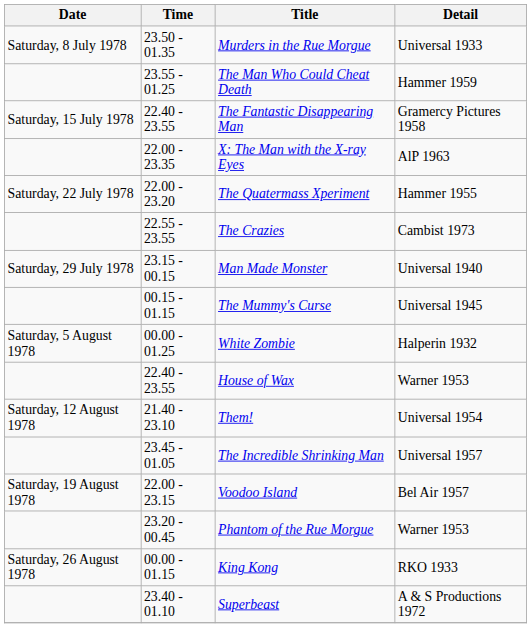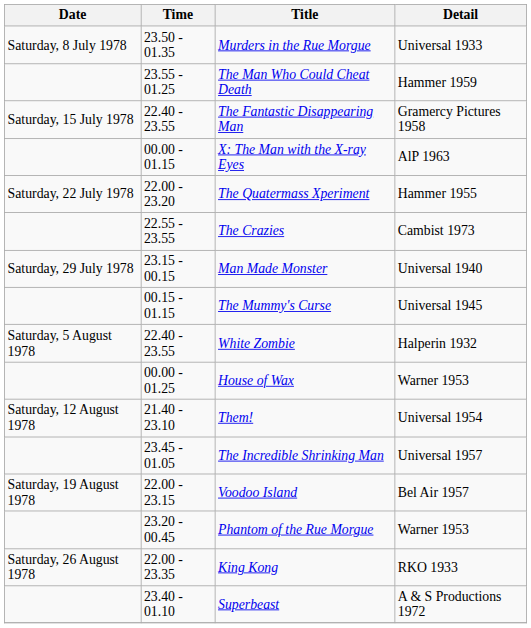(163, 156) 22.00 - 23.35 -> (163, 156) 00.00 - 01.15
(163, 343) 00.00 - 01.25 -> (163, 343) 22.40 - 23.55
(163, 380) 22.40 - 23.55 -> (163, 380) 00.00 - 01.25
(163, 567) 00.00 - 01.15 -> (163, 567) 22.00 - 23.35
